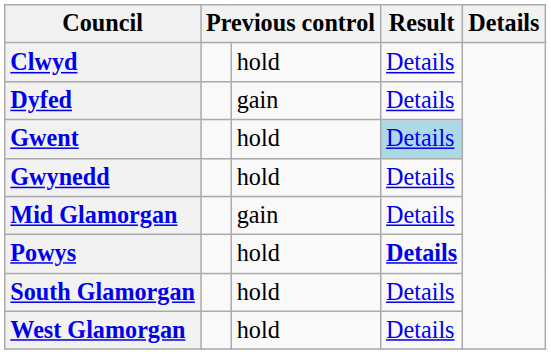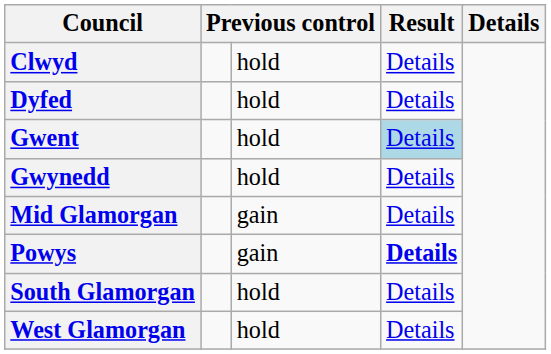(258, 100) gain -> (258, 100) hold
(258, 253) hold -> (258, 253) gain
